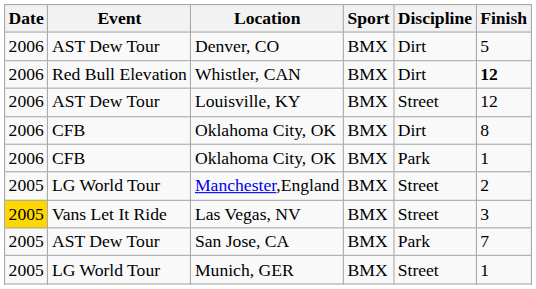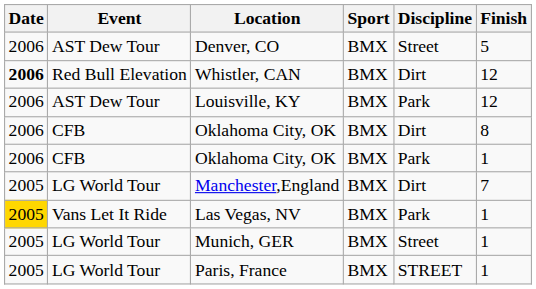(412, 46) Dirt -> (418, 46) Street
(26, 74) normal -> (26, 74) bold
(489, 74) bold -> (489, 74) normal
(418, 102) Street -> (414, 102) Park
(418, 185) Street -> (412, 185) Dirt
(485, 185) 2 -> (485, 185) 7
(418, 213) Street -> (414, 213) Park
(485, 213) 3 -> (485, 213) 1
- row: (106, 241)
+ row: (106, 269)
